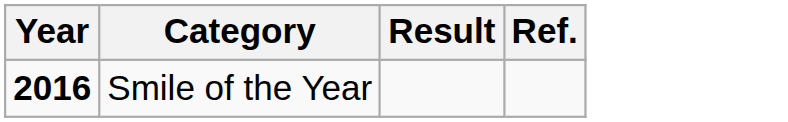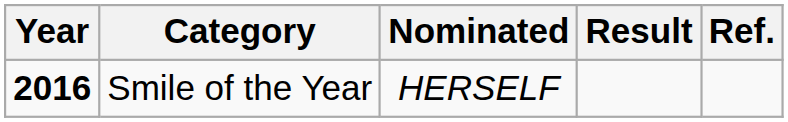+ column: (479, 32)
